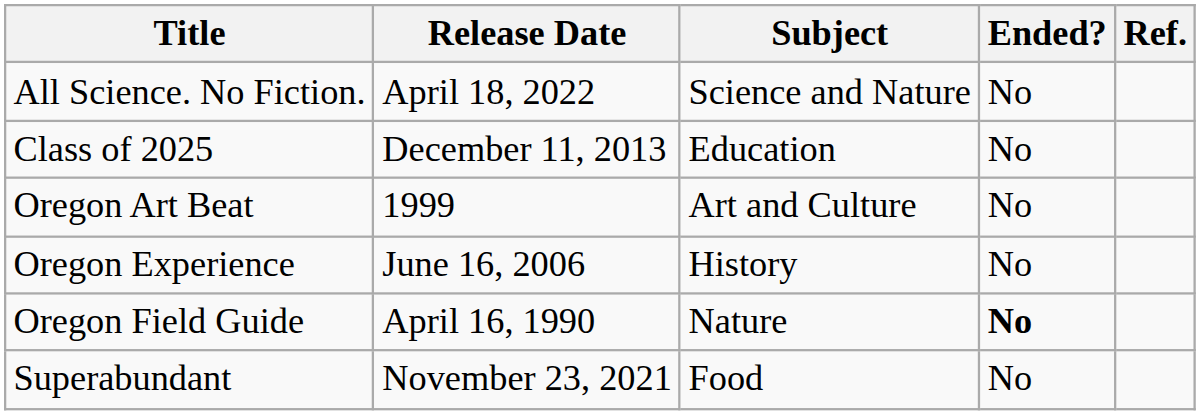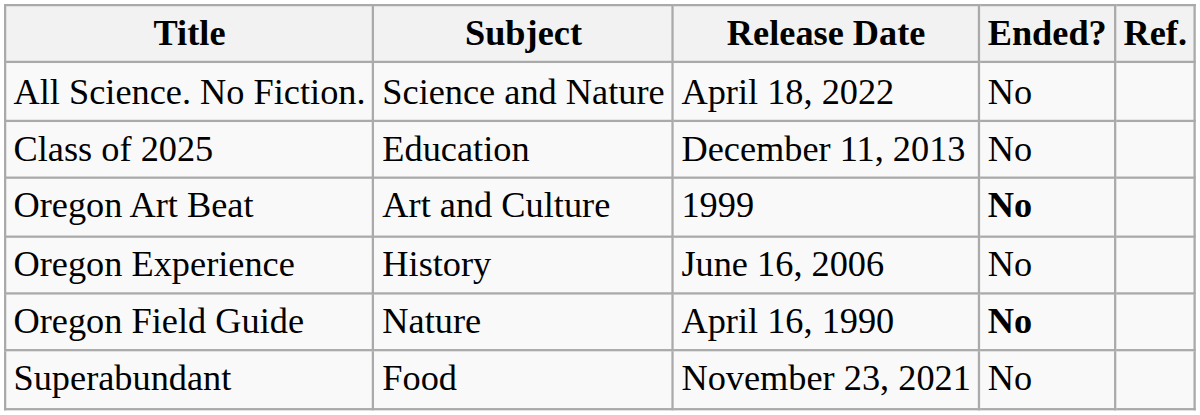columns swapped: (527, 33) <-> (830, 33)
(1010, 206) normal -> (1010, 206) bold
